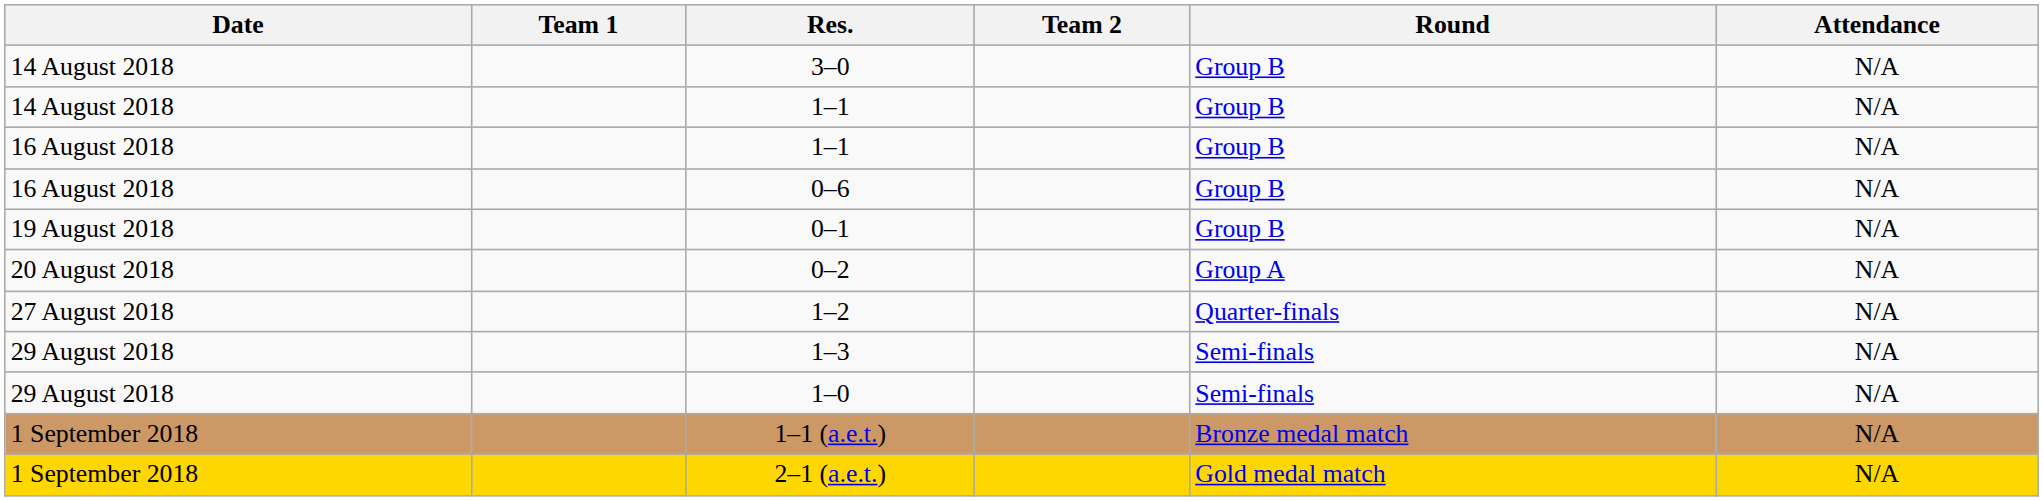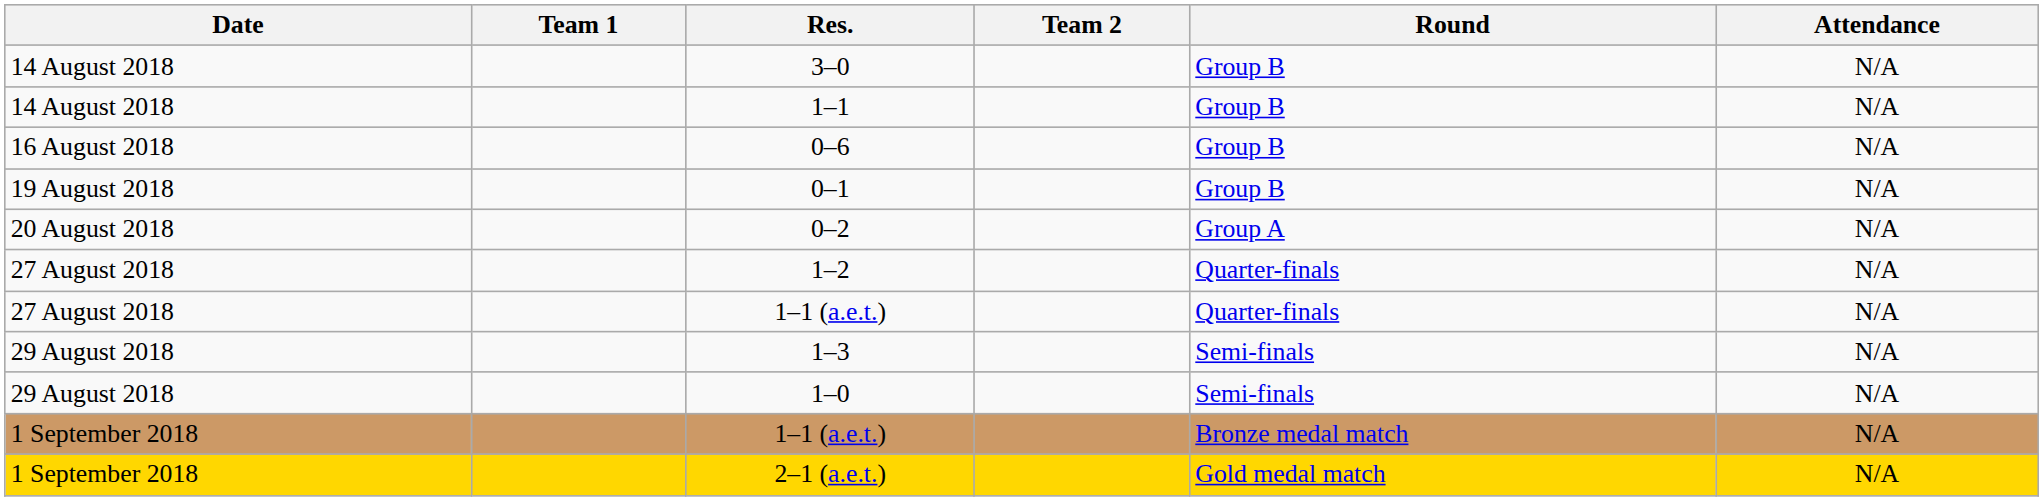- row: (92, 147)
+ row: (92, 310)
